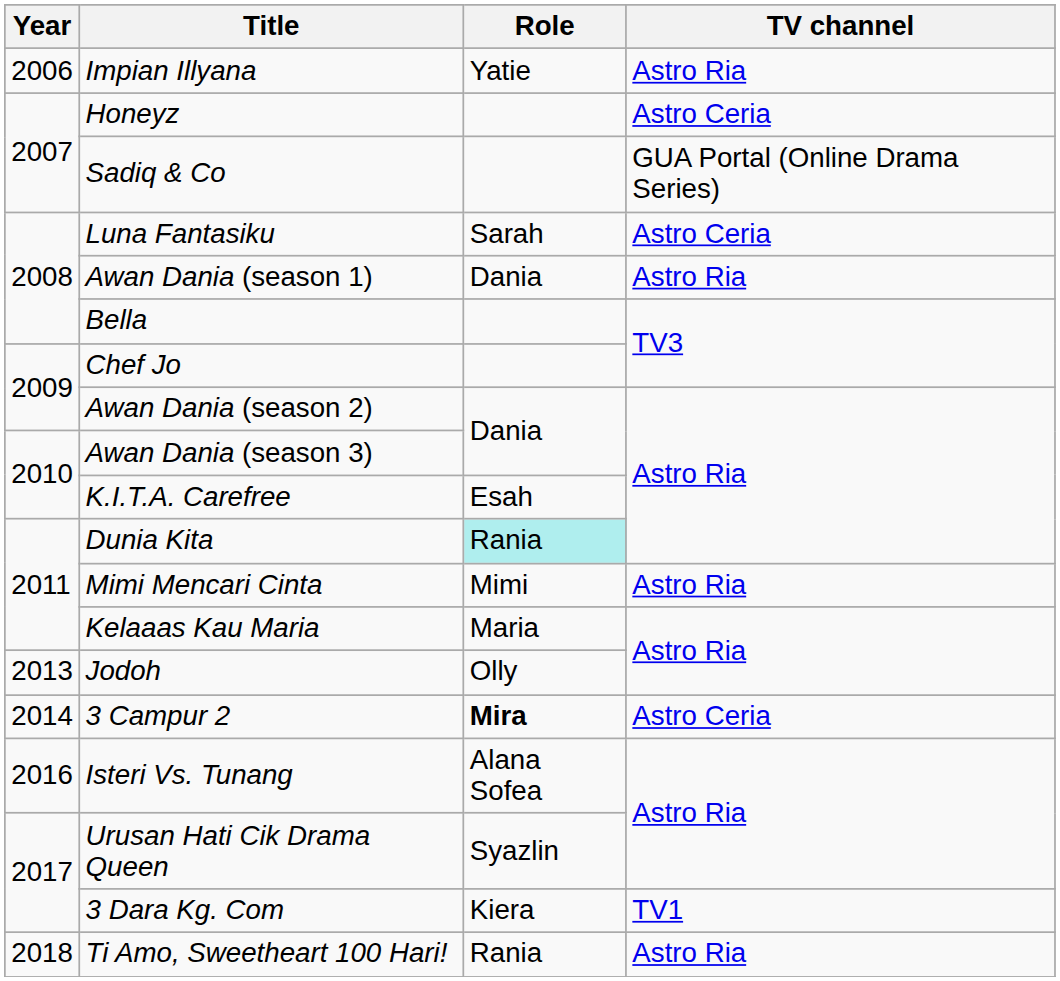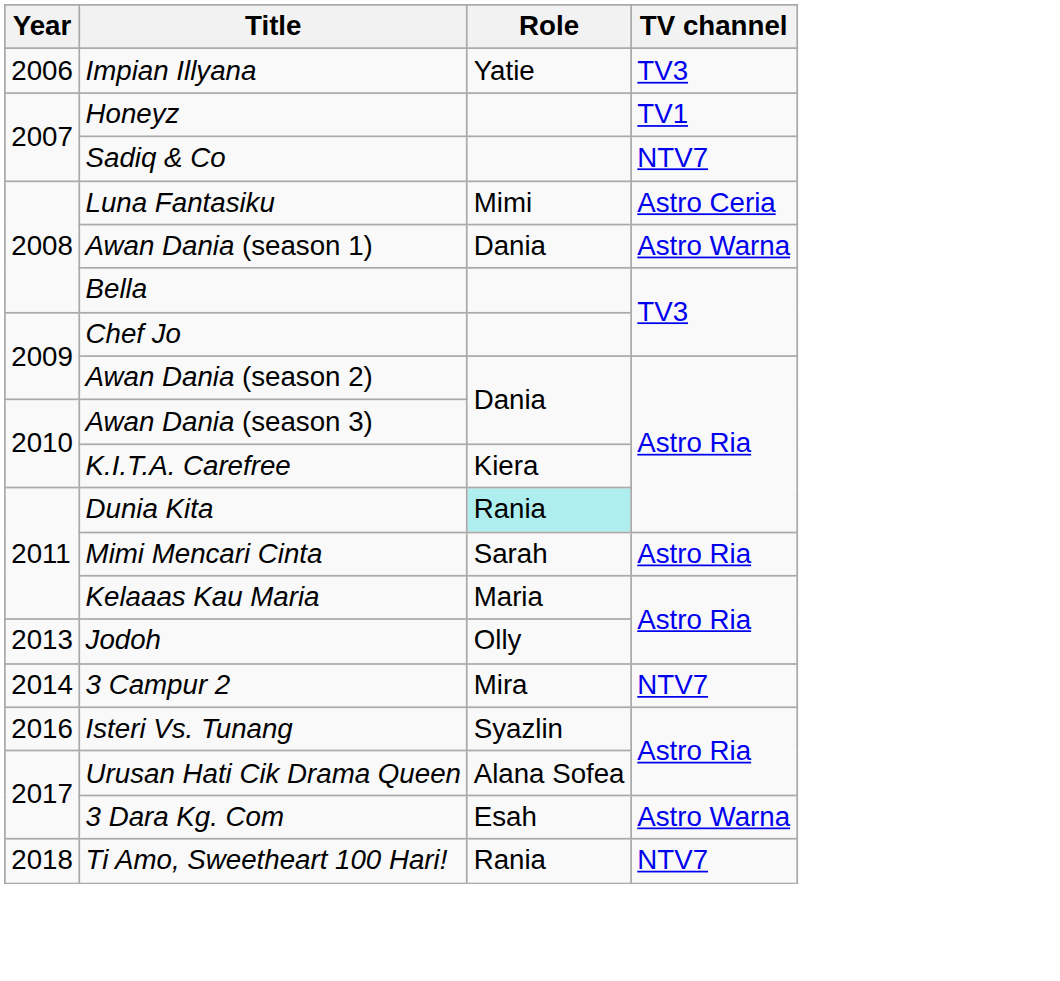(689, 70) Astro Ria -> (663, 70) TV3
(702, 114) Astro Ceria -> (663, 114) TV1
(795, 173) GUA Portal (Online Drama Series) -> (673, 158) NTV7
(507, 233) Sarah -> (503, 202) Mimi
(689, 277) Astro Ria -> (714, 245) Astro Warna
(501, 496) Esah -> (506, 465) Kiera
(499, 584) Mimi -> (511, 553) Sarah
(498, 716) bold -> (501, 684) normal
(702, 716) Astro Ceria -> (673, 684) NTV7
(506, 775) Alana Sofea -> (518, 728) Syazlin
(514, 850) Syazlin -> (549, 772) Alana Sofea
(502, 910) Kiera -> (505, 816) Esah
(658, 910) TV1 -> (714, 816) Astro Warna
(689, 953) Astro Ria -> (673, 860) NTV7
